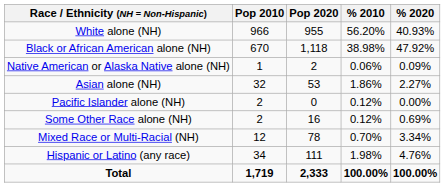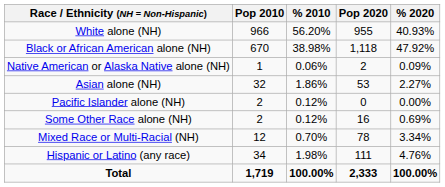columns swapped: (314, 13) <-> (366, 13)
